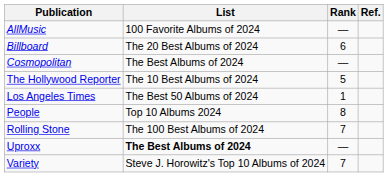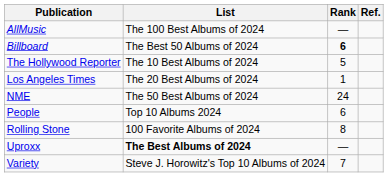(193, 29) 100 Favorite Albums of 2024 -> (195, 29) The 100 Best Albums of 2024
(192, 46) The 20 Best Albums of 2024 -> (192, 46) The Best 50 Albums of 2024
(343, 46) normal -> (343, 46) bold
- row: (39, 63)
(192, 96) The Best 50 Albums of 2024 -> (192, 79) The 20 Best Albums of 2024
+ row: (18, 96)
(343, 113) 8 -> (343, 113) 6
(195, 130) The 100 Best Albums of 2024 -> (193, 130) 100 Favorite Albums of 2024
(343, 130) 7 -> (343, 130) 8
